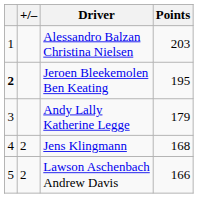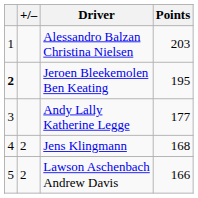(181, 117) 179 -> (181, 117) 177
